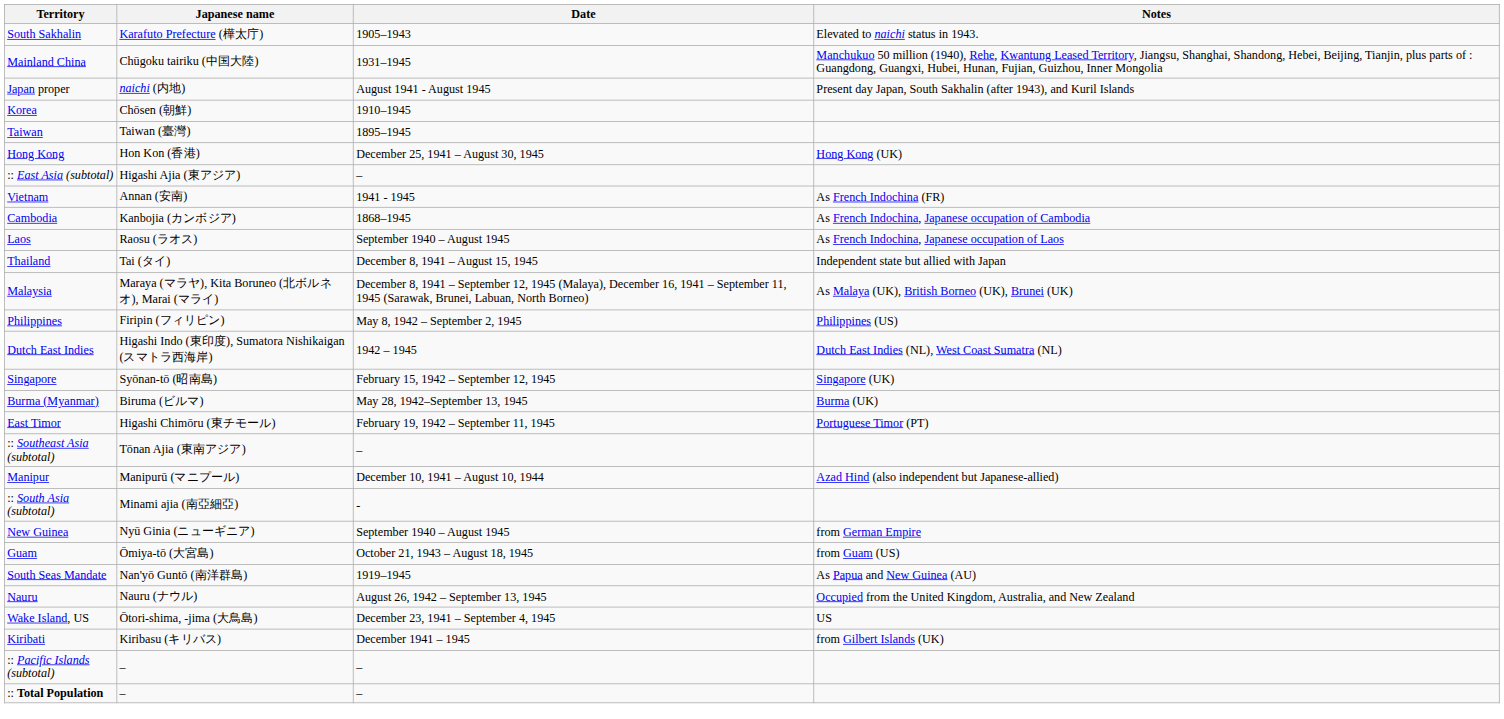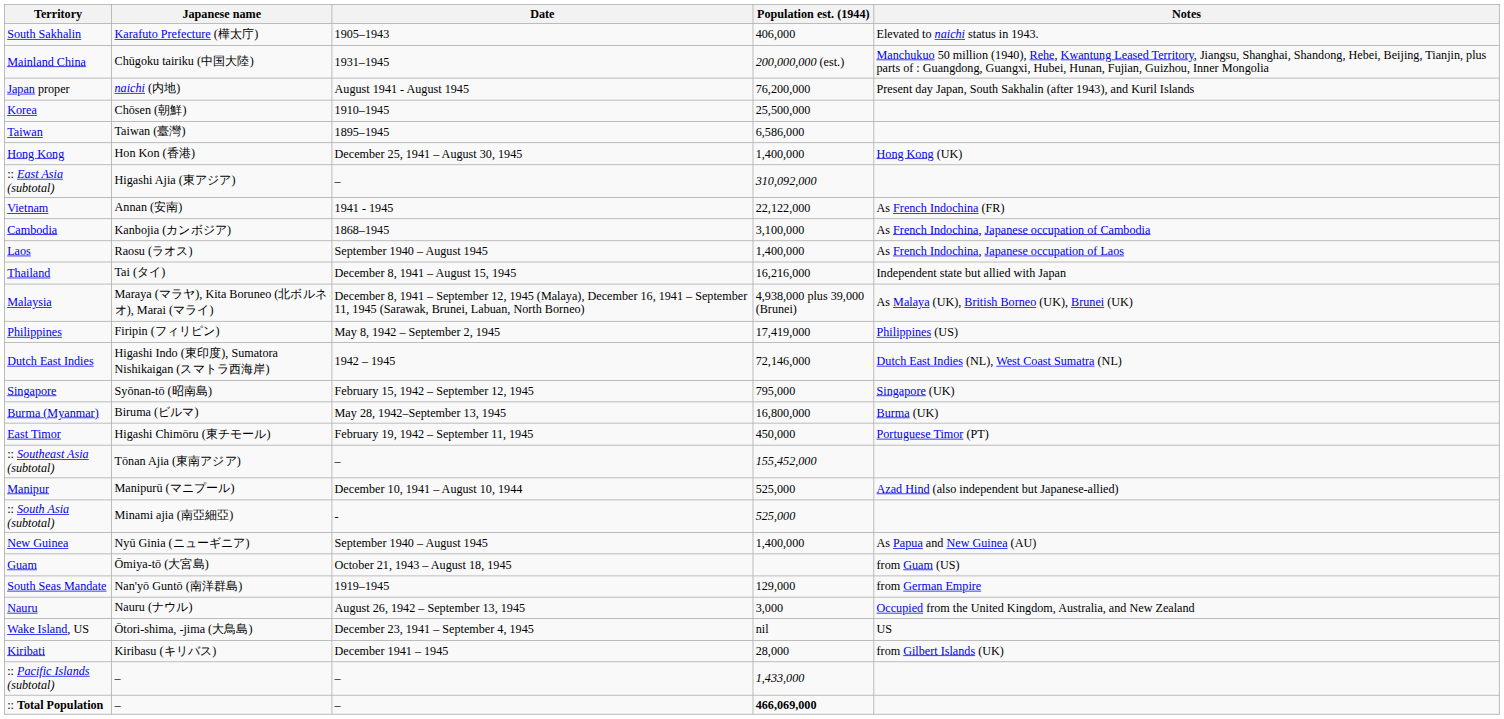+ column: (813, 14)
(869, 531) from German Empire -> (956, 543) As Papua and New Guinea (AU)
(896, 575) As Papua and New Guinea (AU) -> (929, 586) from German Empire
